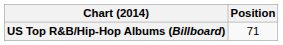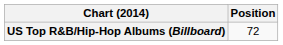(253, 31) 71 -> (253, 31) 72
